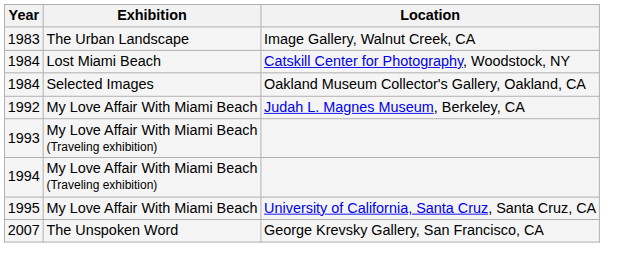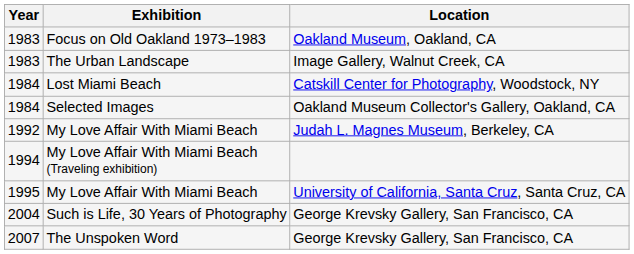+ row: (24, 38)
- row: (24, 138)
+ row: (24, 214)
